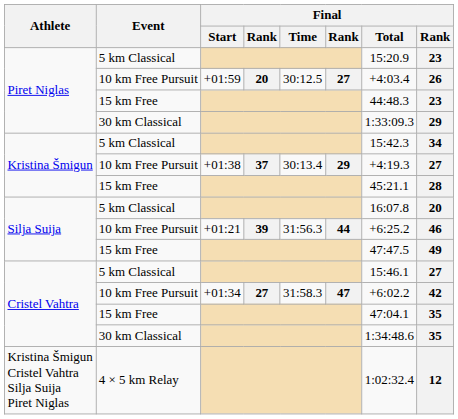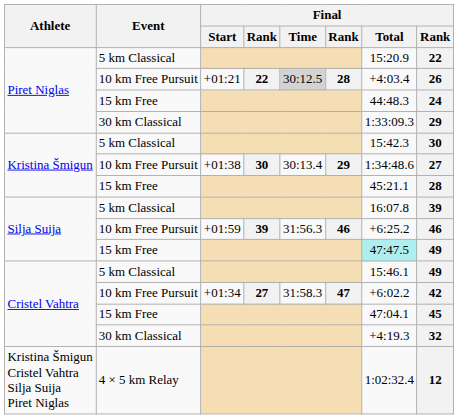(435, 58) 23 -> (435, 58) 22
(222, 79) +01:59 -> (222, 79) +01:21
(262, 79) 20 -> (262, 79) 22
(303, 79) no background -> (303, 79) lightgrey background
(343, 79) 27 -> (343, 79) 28
(435, 101) 23 -> (435, 101) 24
(435, 143) 34 -> (435, 143) 30
(262, 165) 37 -> (262, 165) 30
(389, 165) +4:19.3 -> (389, 165) 1:34:48.6
(435, 207) 20 -> (435, 207) 39
(222, 229) +01:21 -> (222, 229) +01:59
(343, 229) 44 -> (343, 229) 46
(389, 250) no background -> (389, 250) paleturquoise background
(435, 272) 27 -> (435, 272) 49
(435, 314) 35 -> (435, 314) 45
(389, 336) 1:34:48.6 -> (389, 336) +4:19.3
(435, 336) 35 -> (435, 336) 32
